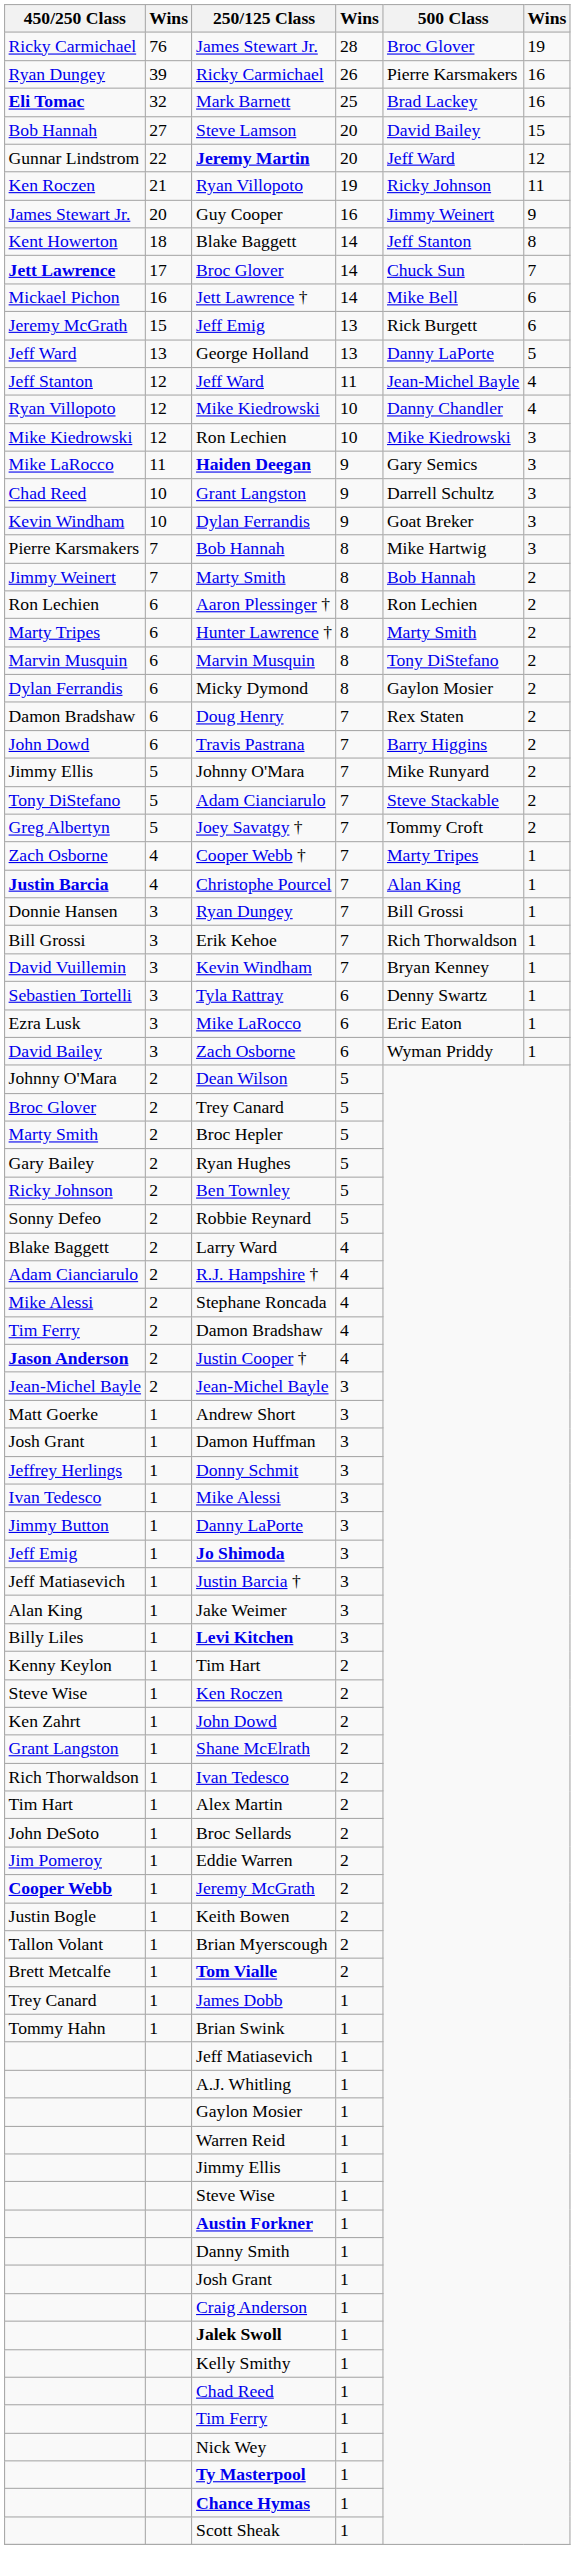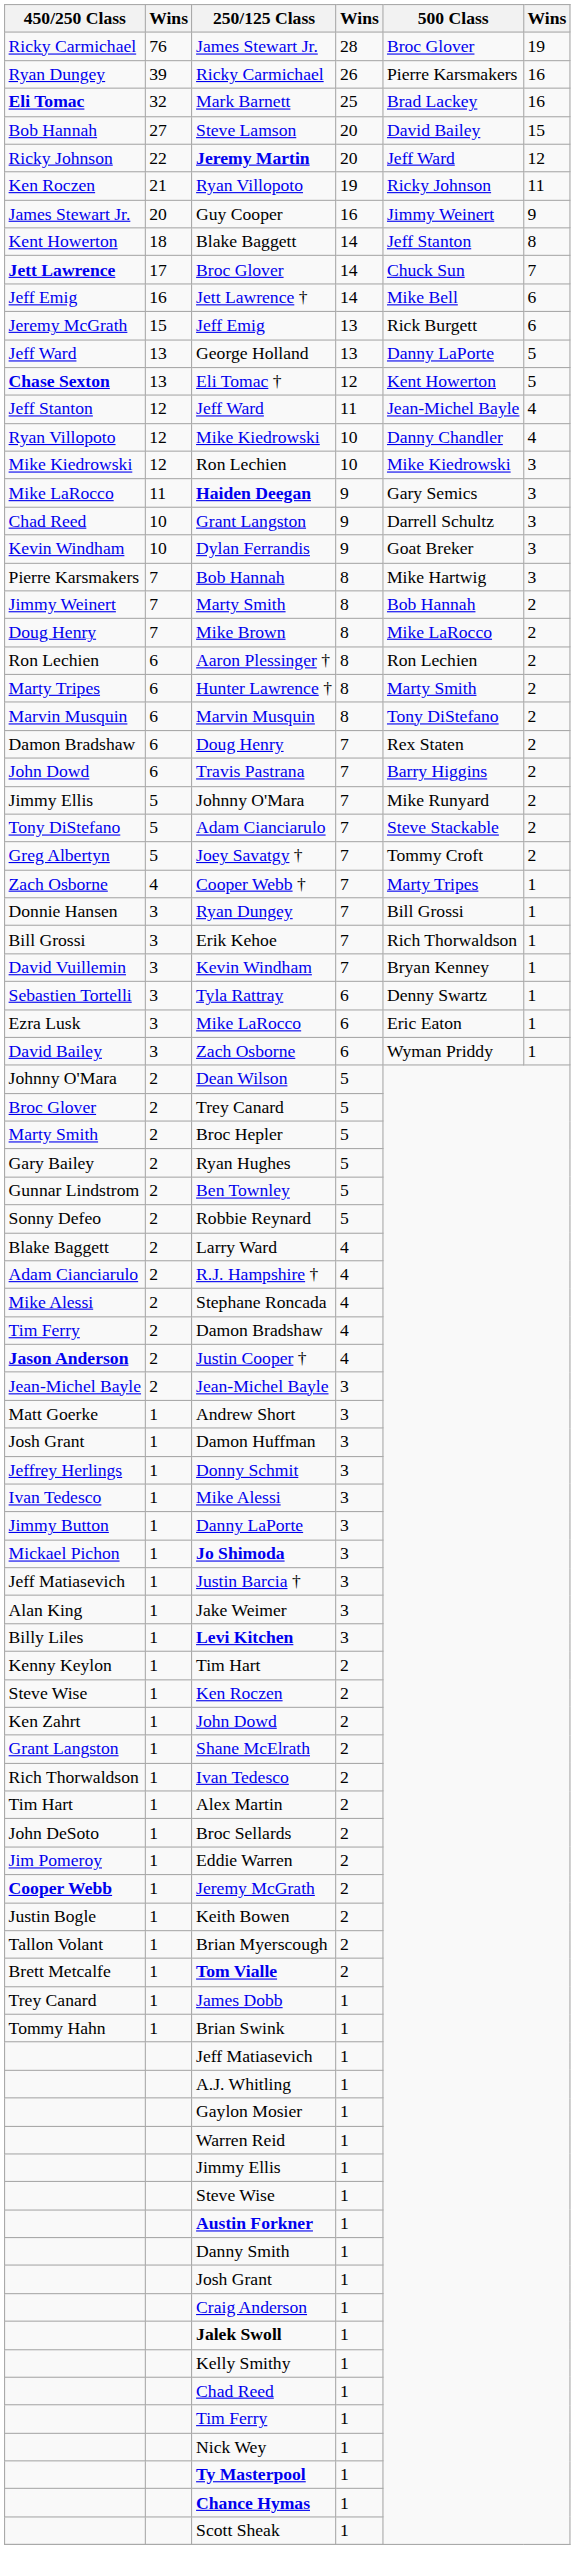(74, 158) Gunnar Lindstrom -> (61, 158) Ricky Johnson
(64, 297) Mickael Pichon -> (43, 297) Jeff Emig
+ row: (239, 381)
+ row: (241, 632)
- row: (252, 688)
- row: (264, 883)
(61, 1190) Ricky Johnson -> (74, 1190) Gunnar Lindstrom
(43, 1553) Jeff Emig -> (64, 1553) Mickael Pichon
